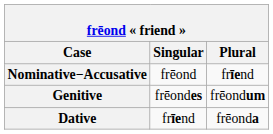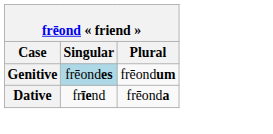- row: (77, 74)
(178, 96) no background -> (89, 74) lightblue background
